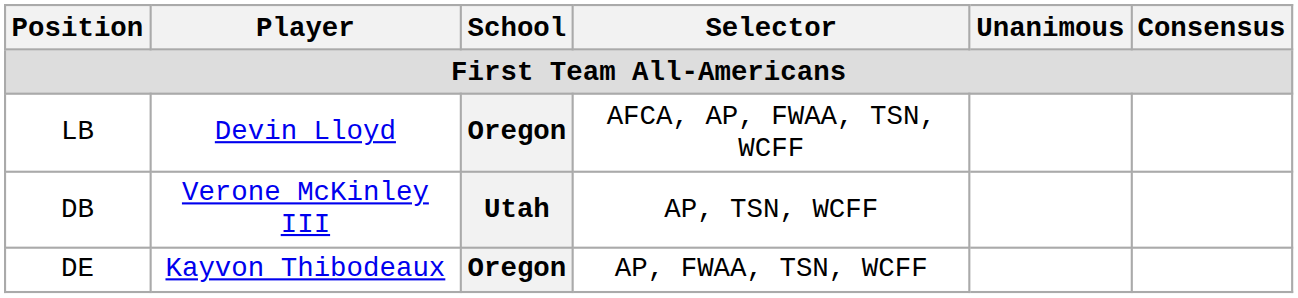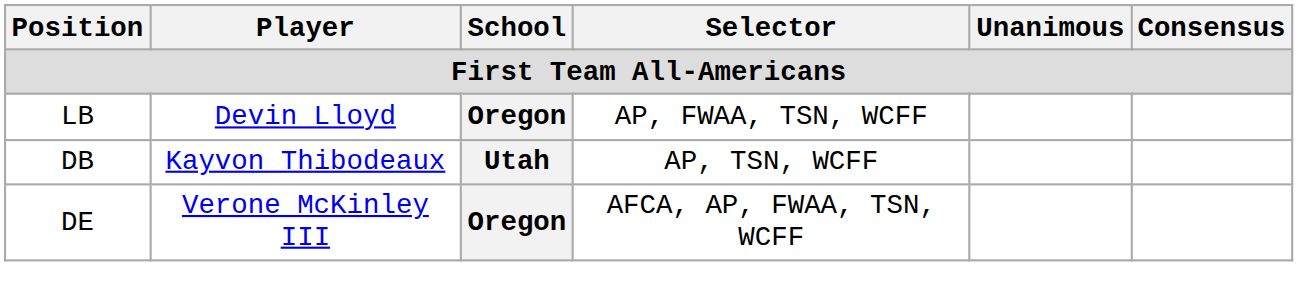(771, 133) AFCA, AP, FWAA, TSN, WCFF -> (771, 117) AP, FWAA, TSN, WCFF
(305, 209) Verone McKinley III -> (305, 162) Kayvon Thibodeaux
(305, 270) Kayvon Thibodeaux -> (305, 222) Verone McKinley III
(771, 270) AP, FWAA, TSN, WCFF -> (771, 222) AFCA, AP, FWAA, TSN, WCFF
